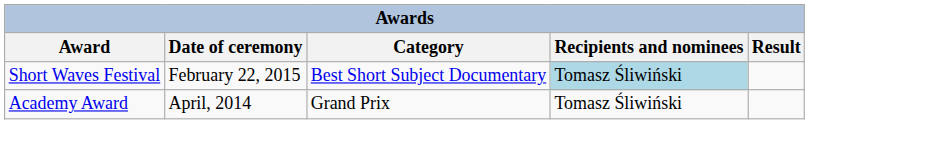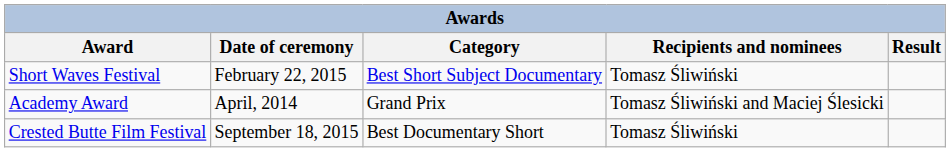(618, 75) lightblue background -> (674, 75) no background
(618, 103) Tomasz Śliwiński -> (747, 103) Tomasz Śliwiński and Maciej Ślesicki
+ row: (107, 132)
